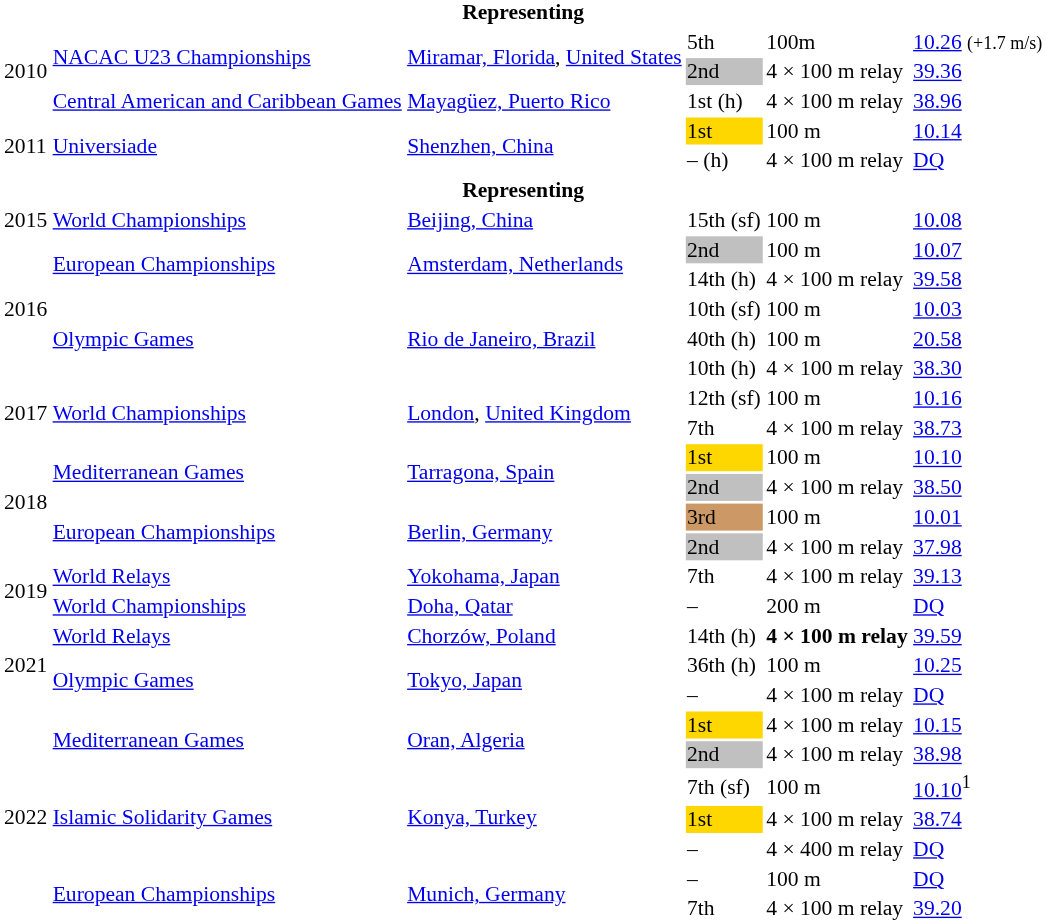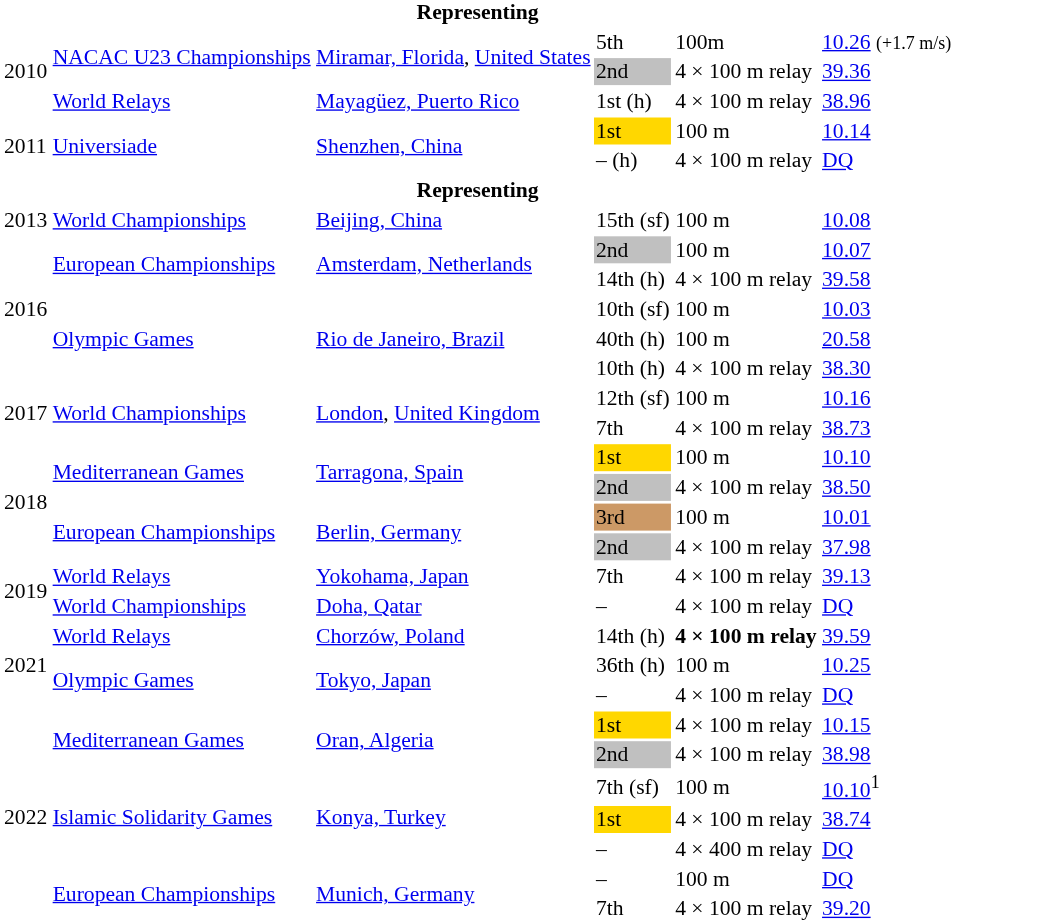(227, 101) Central American and Caribbean Games -> (111, 101) World Relays
(26, 219) 2015 -> (26, 219) 2013
(794, 606) 200 m -> (744, 606) 4 × 100 m relay
